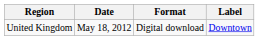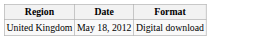- column: (230, 12)
